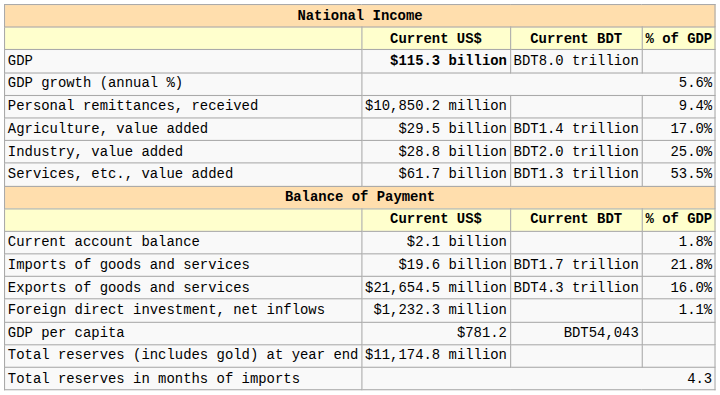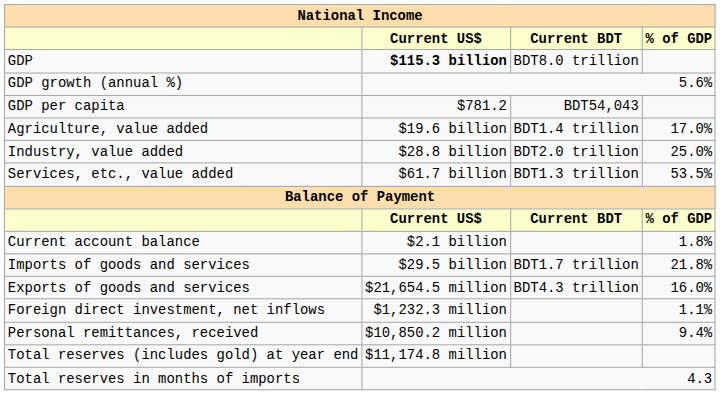rows swapped: (66, 333) <-> (133, 107)
(453, 129) $29.5 billion -> (453, 129) $19.6 billion
(453, 265) $19.6 billion -> (453, 265) $29.5 billion
